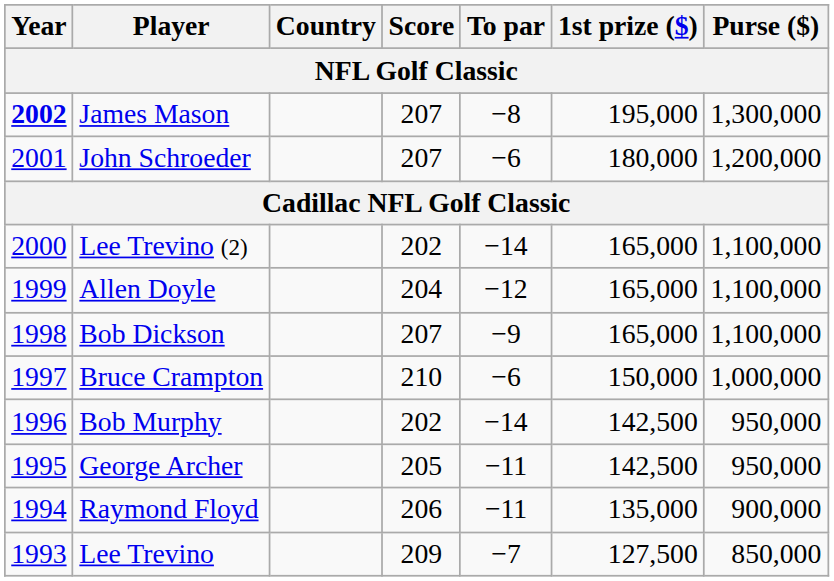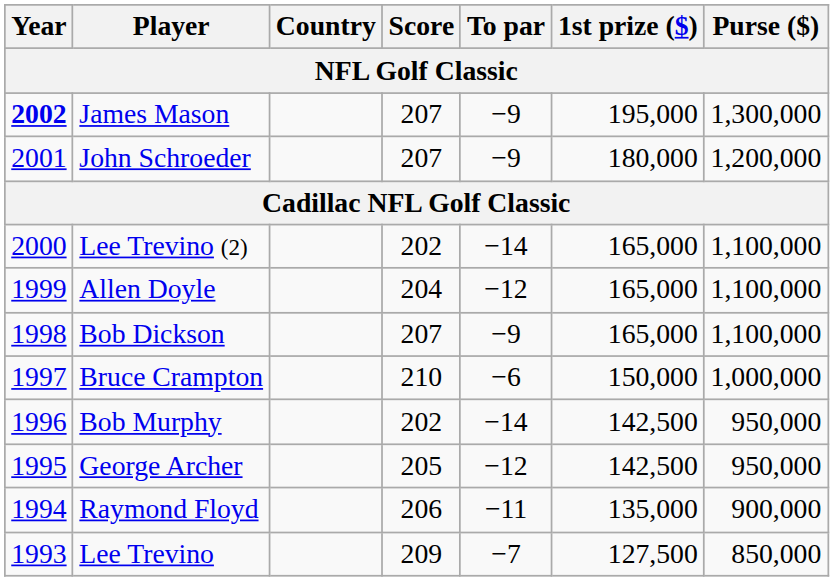(506, 114) −8 -> (506, 114) −9
(506, 158) −6 -> (506, 158) −9
(506, 465) −11 -> (506, 465) −12
